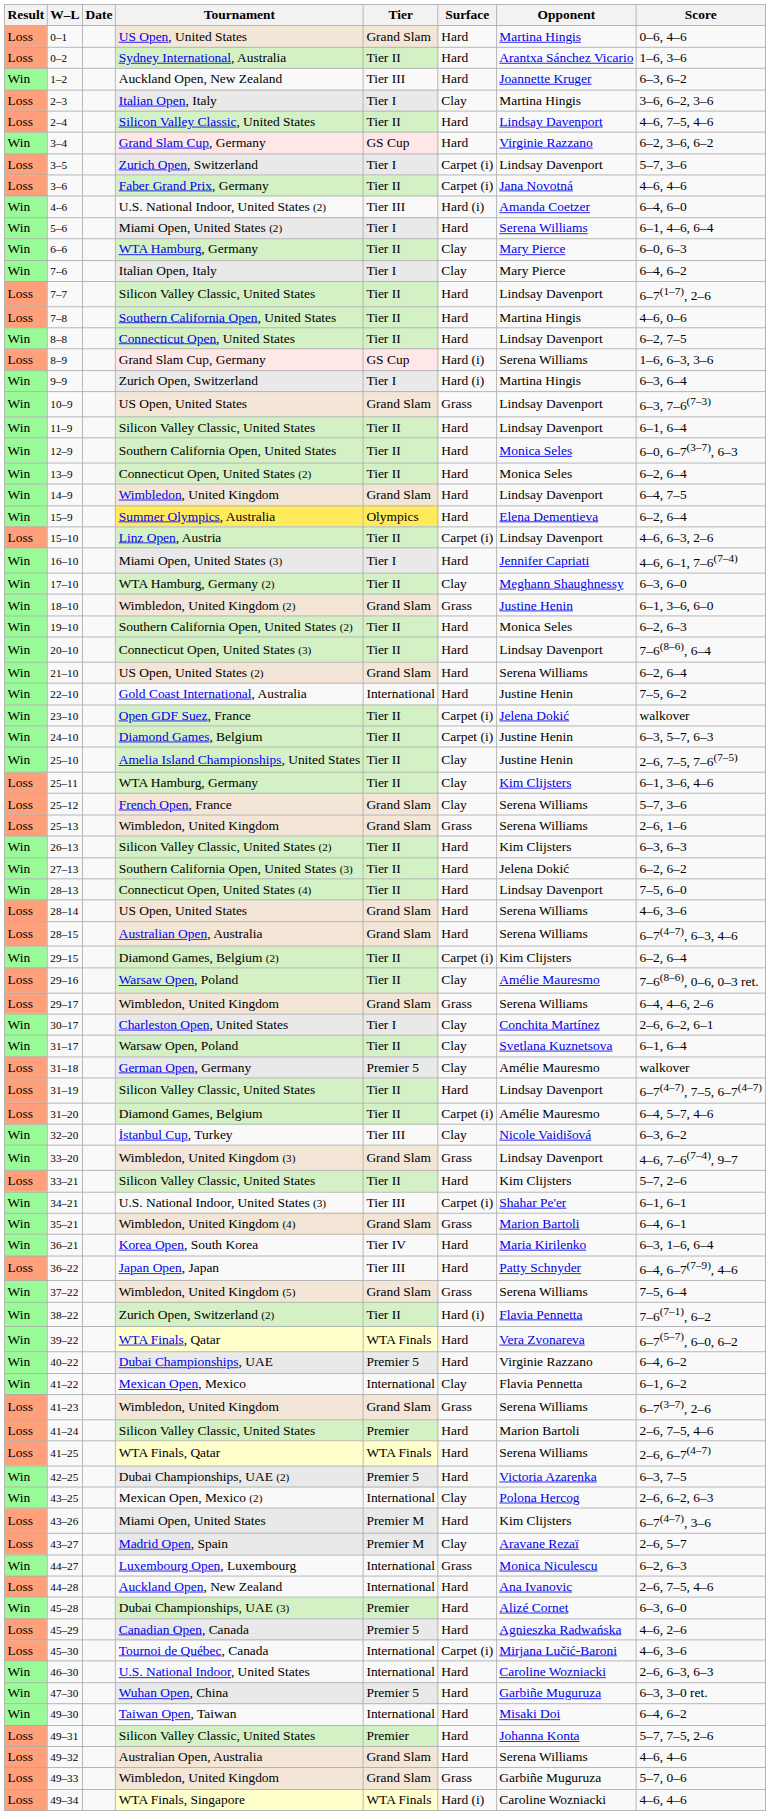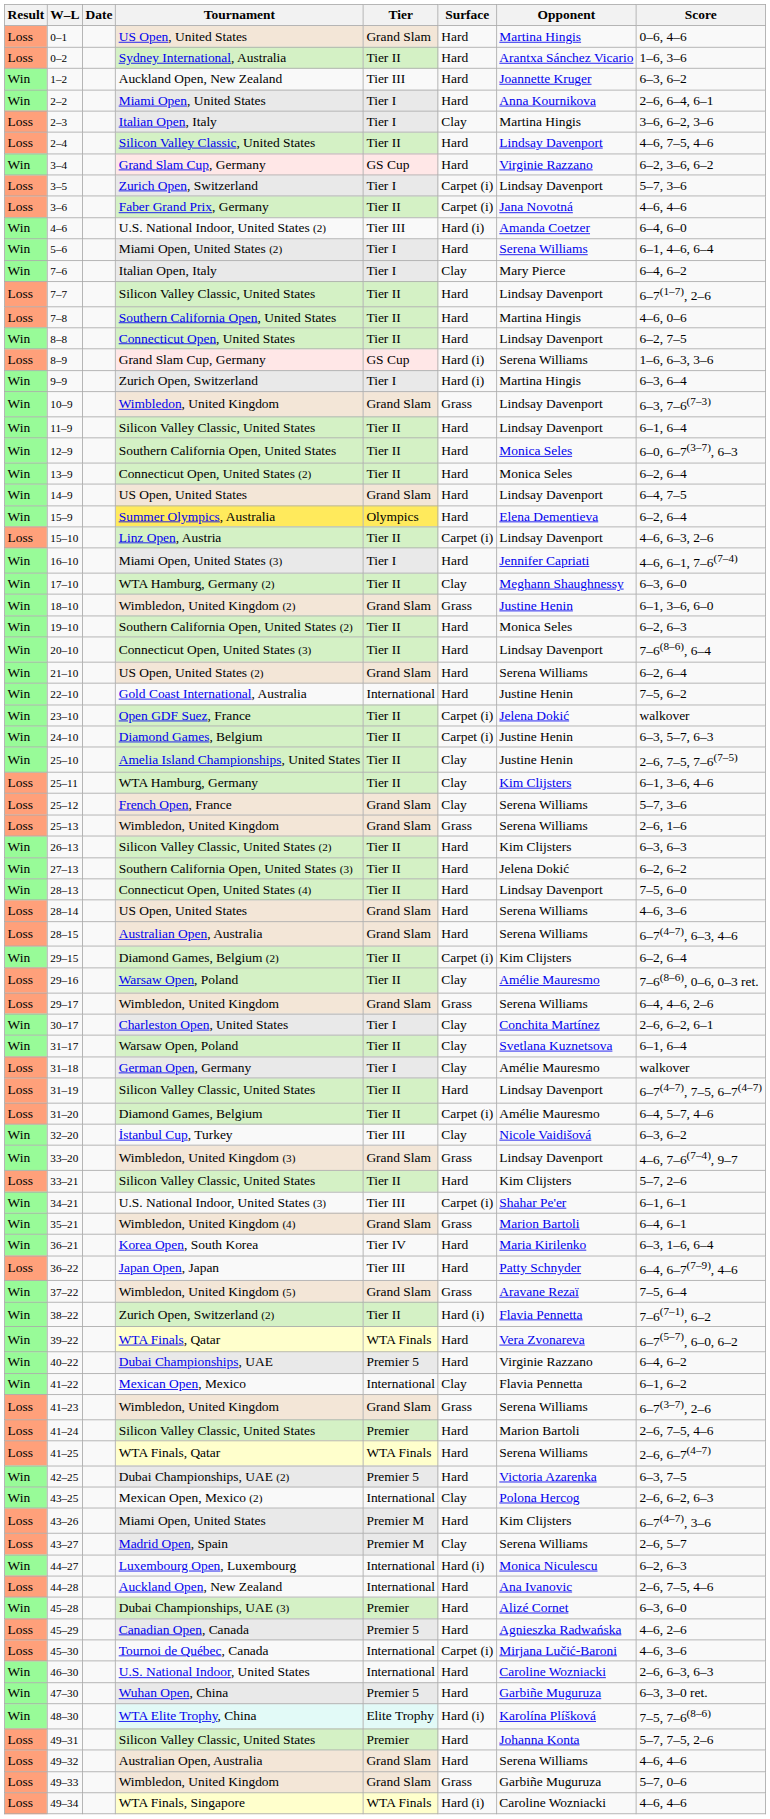+ row: (59, 101)
- row: (59, 250)
(183, 404) US Open, United States -> (199, 404) Wimbledon, United Kingdom
(199, 494) Wimbledon, United Kingdom -> (183, 494) US Open, United States
(393, 1067) Premier 5 -> (381, 1067) Tier I
(544, 1291) Serena Williams -> (539, 1291) Aravane Rezaï
(539, 1544) Aravane Rezaï -> (544, 1544) Serena Williams
(457, 1565) Grass -> (463, 1565) Hard (i)
+ row: (64, 1717)
- row: (64, 1715)
